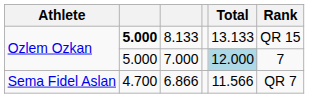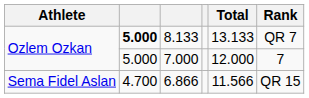(280, 37) QR 15 -> (280, 37) QR 7
(233, 59) lightblue background -> (233, 59) no background
(280, 81) QR 7 -> (280, 81) QR 15
